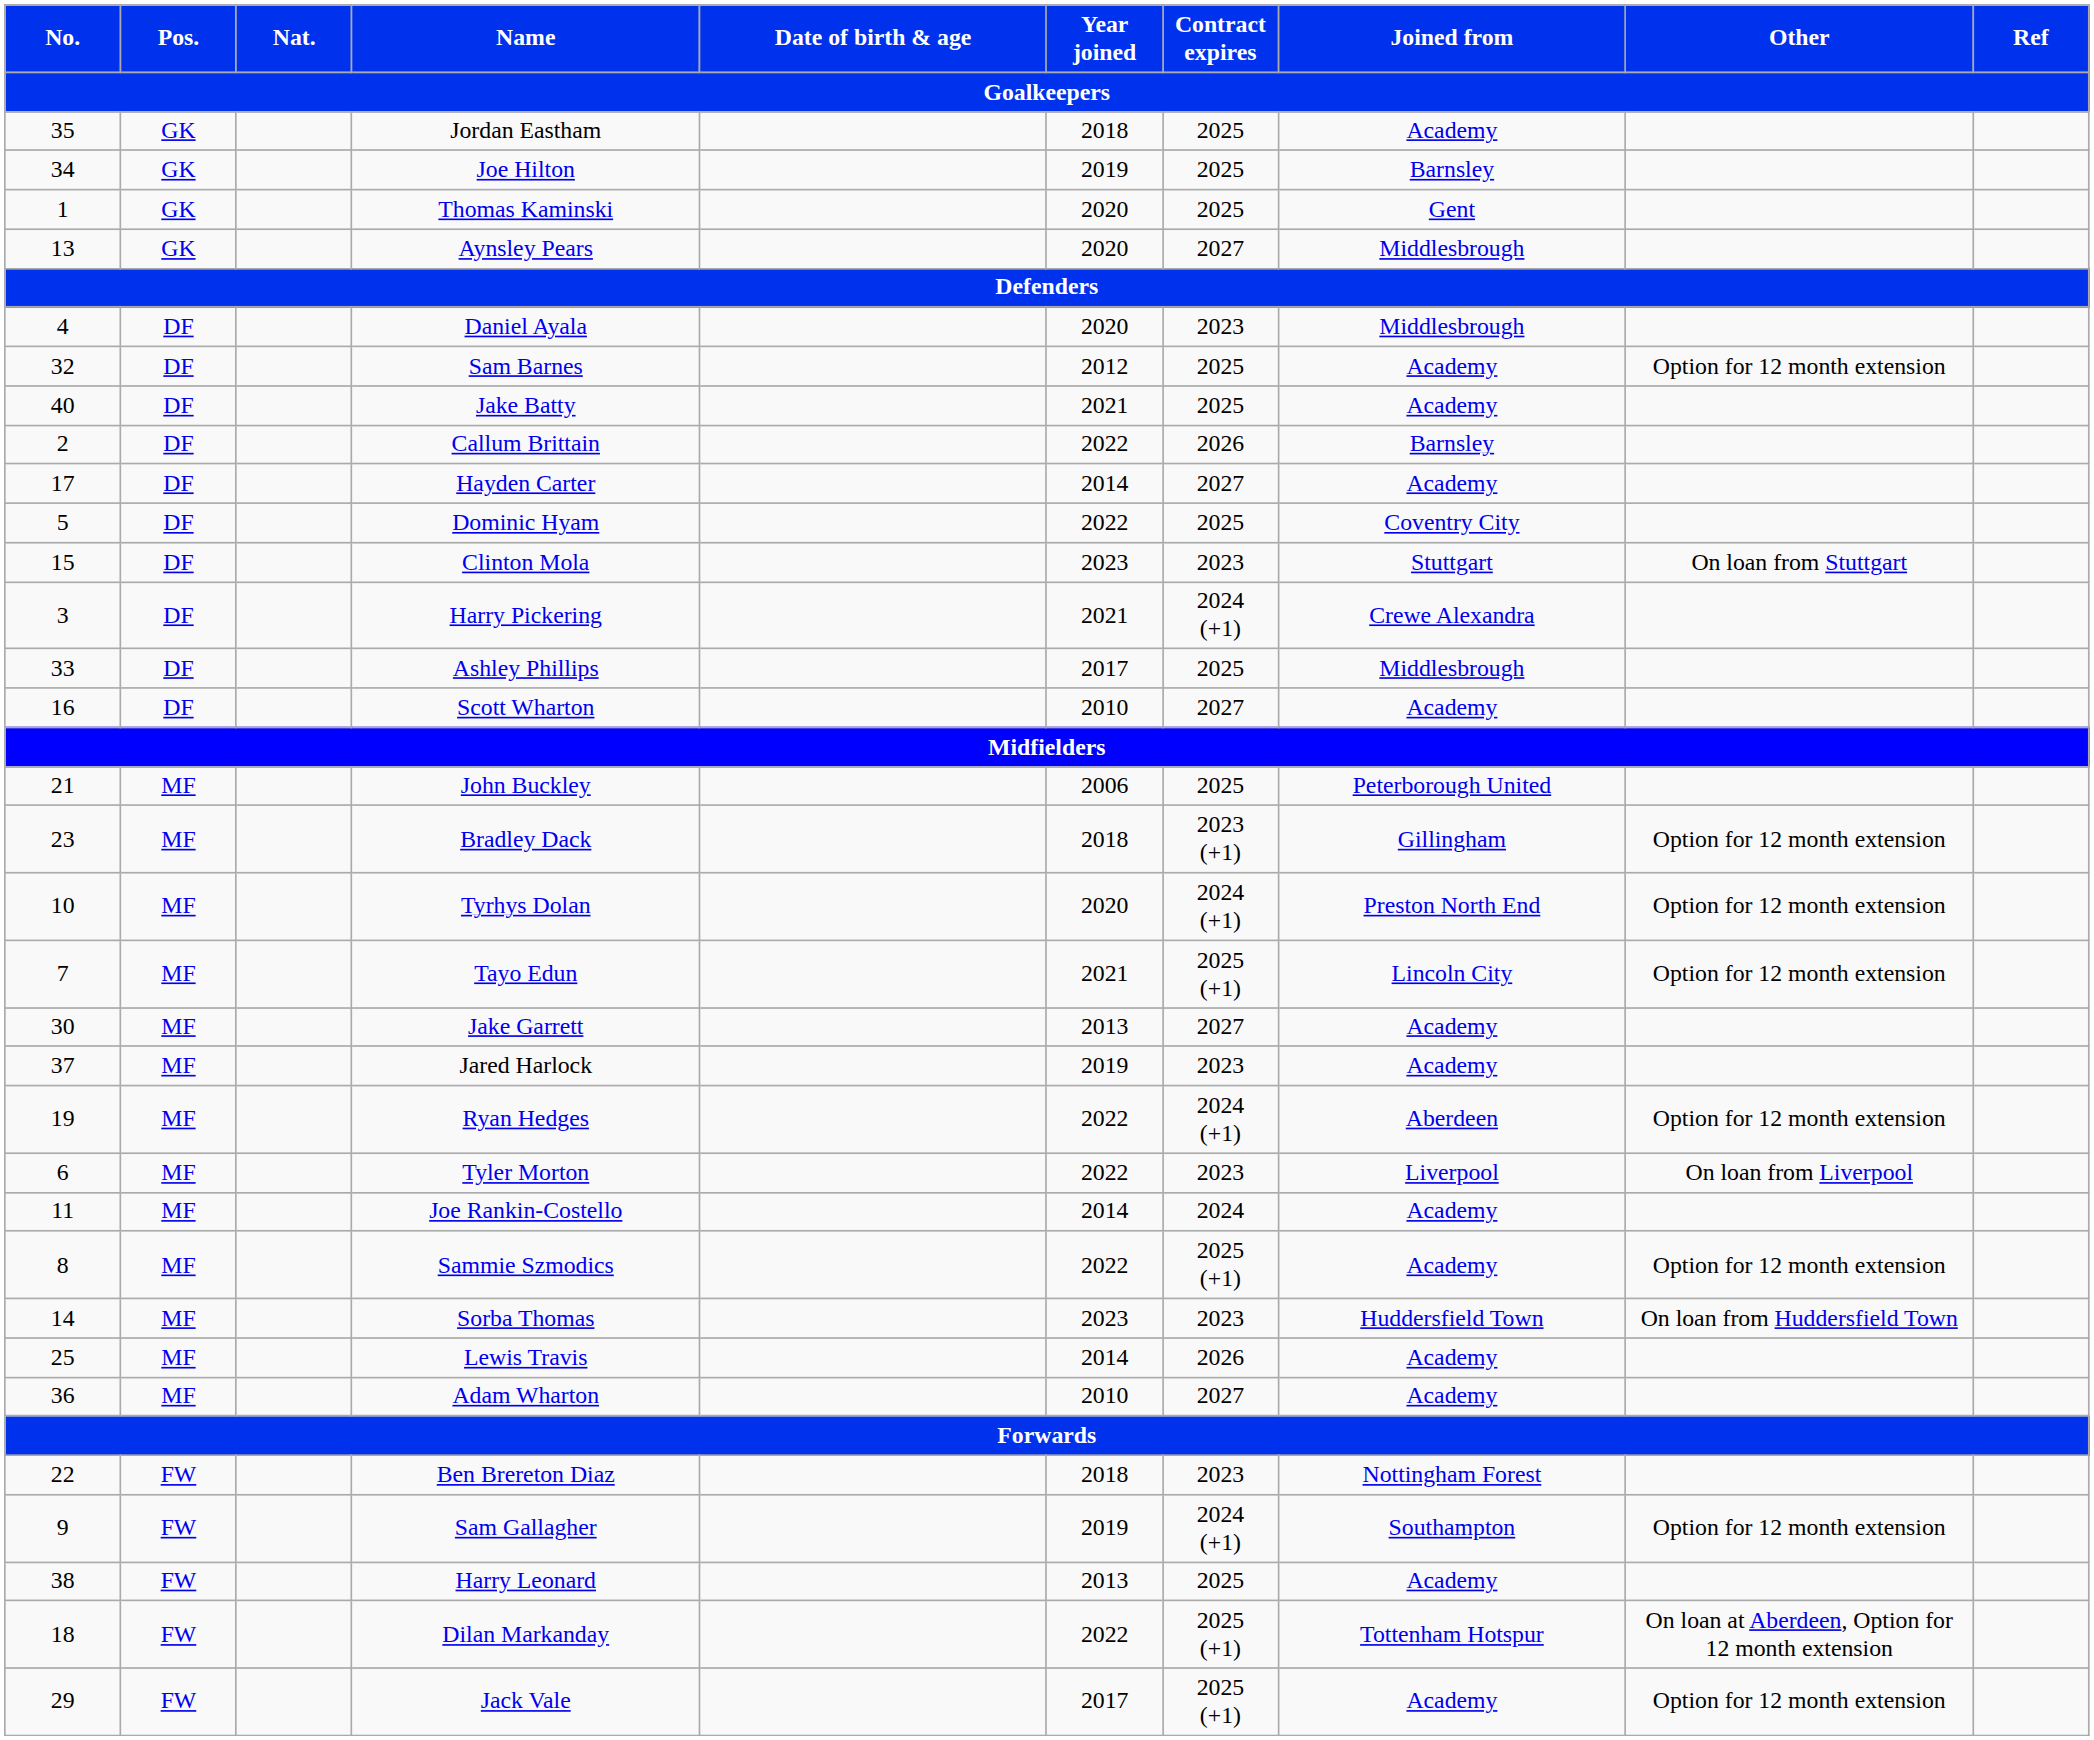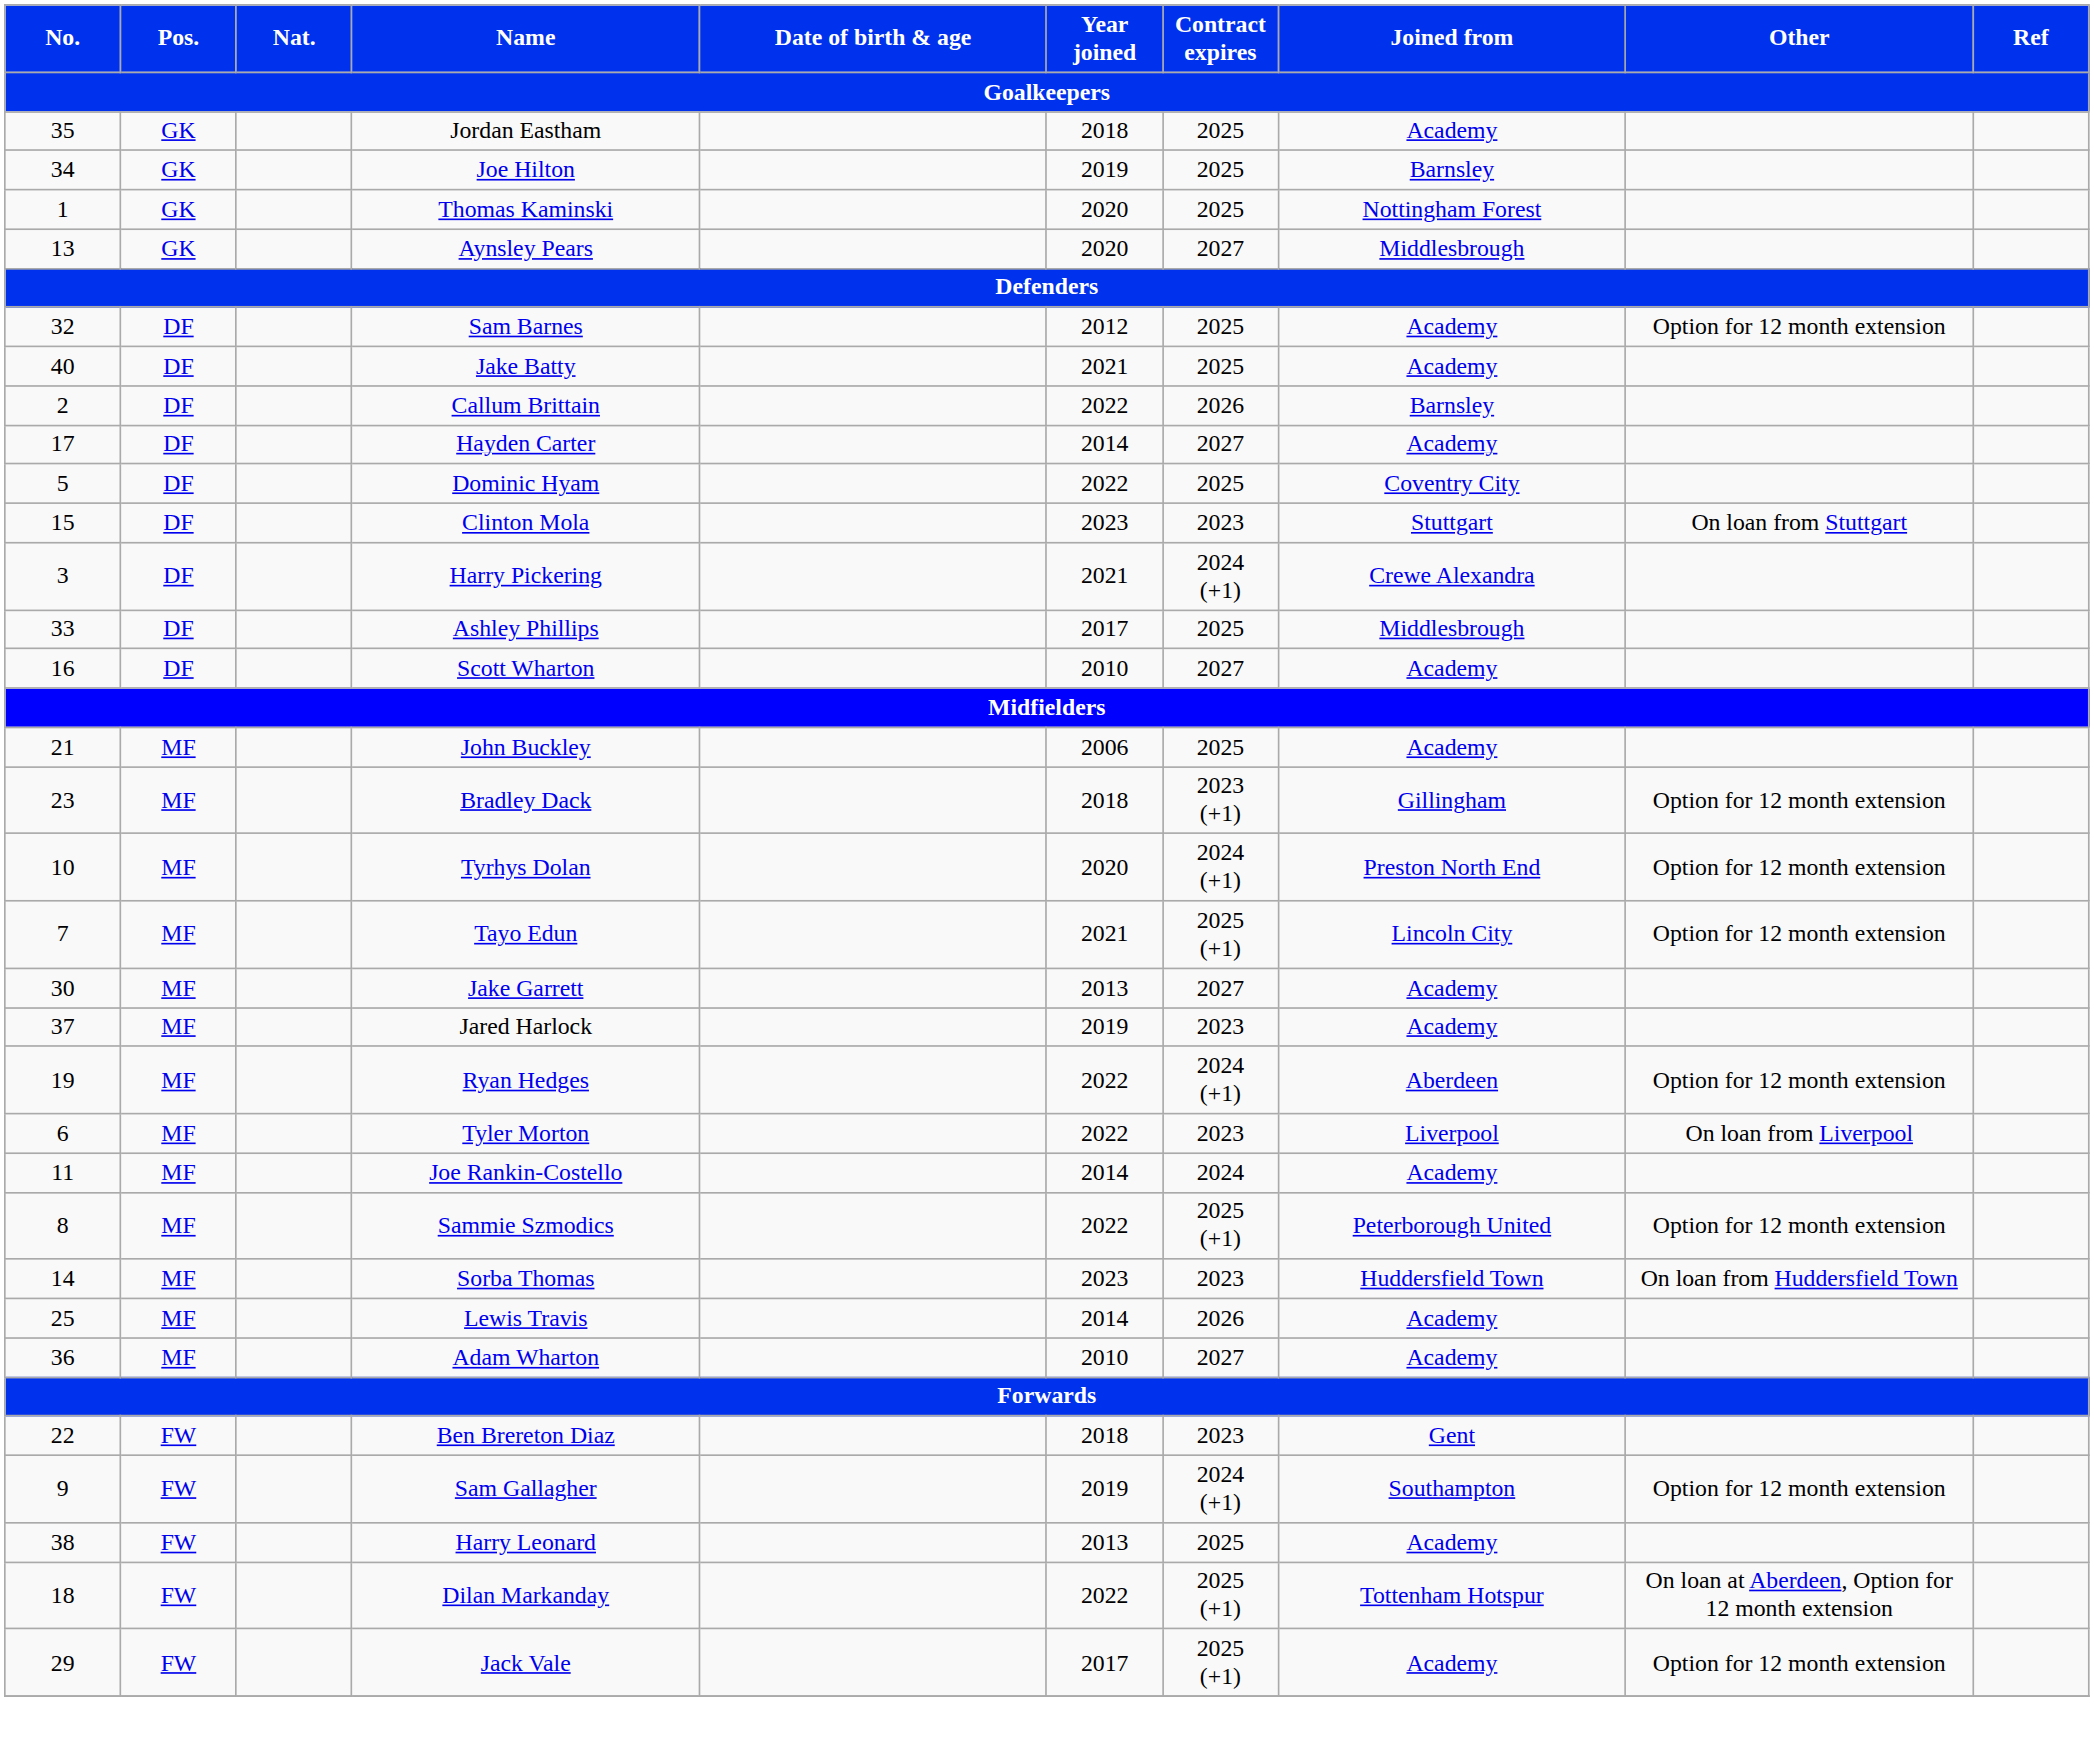(1452, 209) Gent -> (1452, 209) Nottingham Forest
- row: (526, 326)
(1452, 785) Peterborough United -> (1452, 746) Academy
(1452, 1264) Academy -> (1452, 1225) Peterborough United
(1452, 1474) Nottingham Forest -> (1452, 1435) Gent
